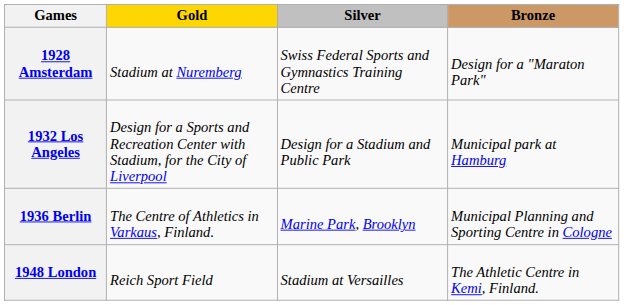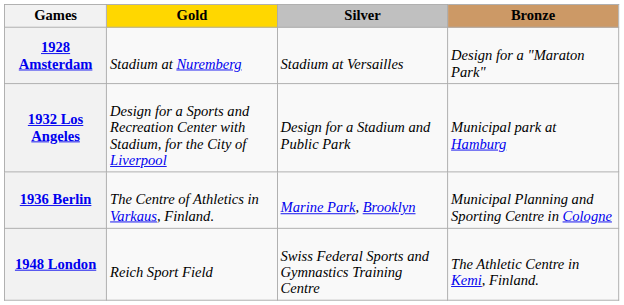(355, 71) Swiss Federal Sports and Gymnastics Training Centre -> (342, 63) Stadium at Versailles
(342, 280) Stadium at Versailles -> (355, 272) Swiss Federal Sports and Gymnastics Training Centre
